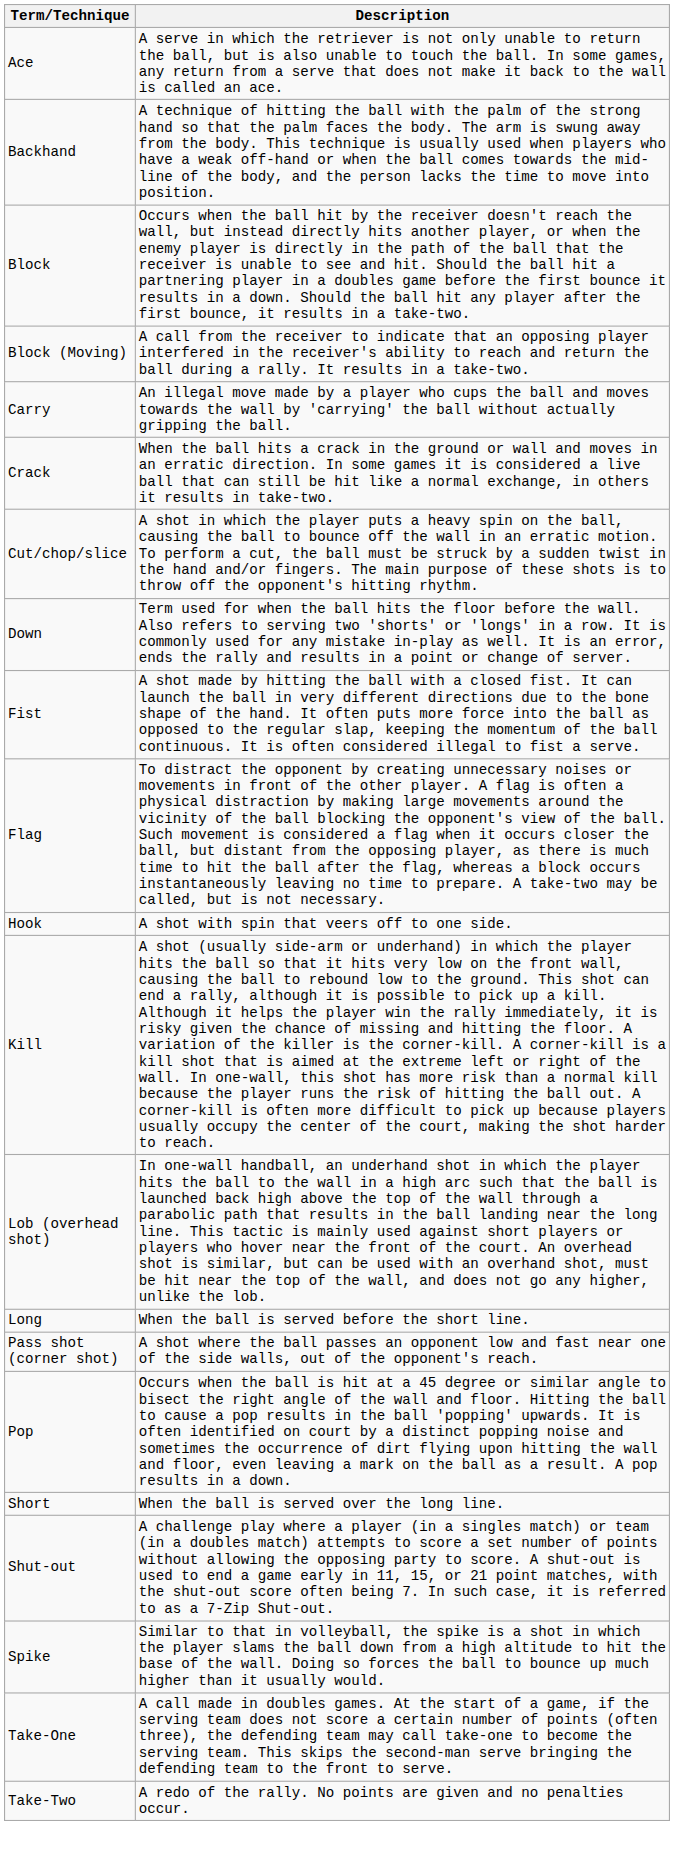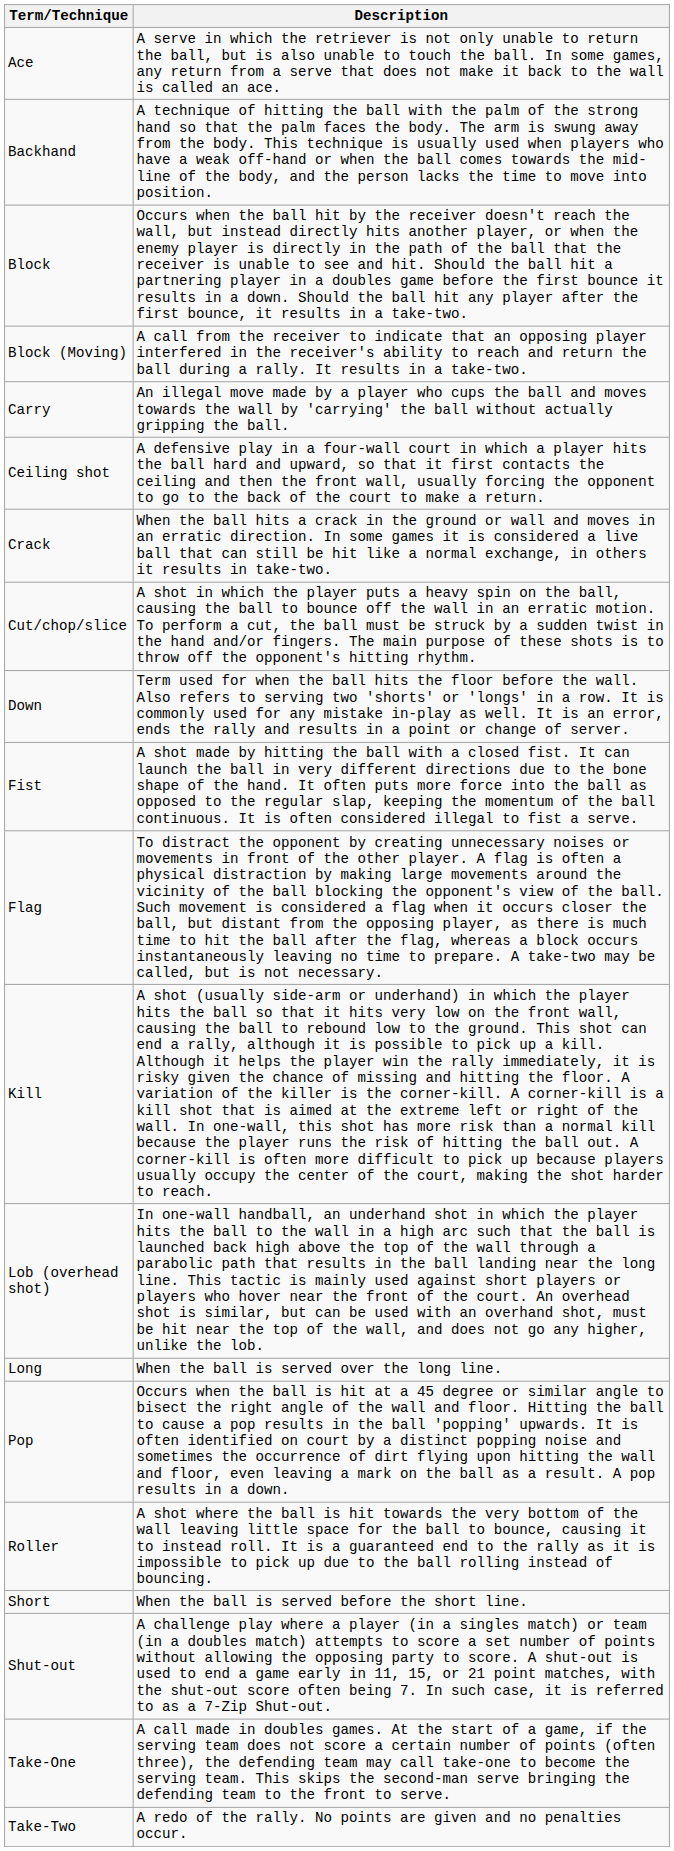+ row: (59, 473)
- row: (25, 924)
(334, 1320) When the ball is served before the short line. -> (319, 1369) When the ball is served over the long line.
- row: (63, 1352)
+ row: (33, 1546)
(322, 1504) When the ball is served over the long line. -> (332, 1602) When the ball is served before the short line.
- row: (29, 1657)
